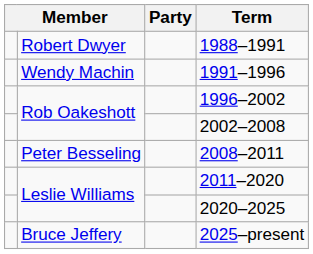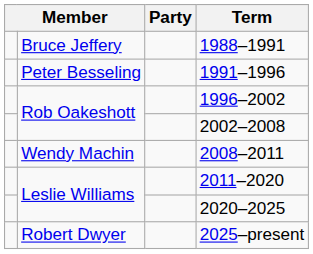(73, 45) Robert Dwyer -> (71, 45) Bruce Jeffery
(78, 72) Wendy Machin -> (81, 72) Peter Besseling
(81, 153) Peter Besseling -> (78, 153) Wendy Machin
(71, 235) Bruce Jeffery -> (73, 235) Robert Dwyer
